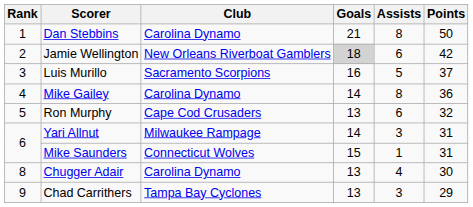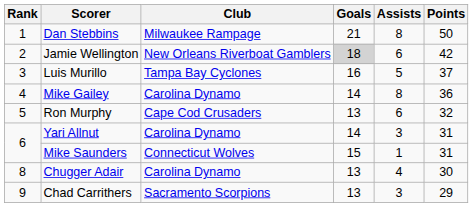(192, 34) Carolina Dynamo -> (202, 34) Milwaukee Rampage
(207, 73) Sacramento Scorpions -> (203, 73) Tampa Bay Cyclones
(202, 133) Milwaukee Rampage -> (192, 133) Carolina Dynamo
(203, 192) Tampa Bay Cyclones -> (207, 192) Sacramento Scorpions
